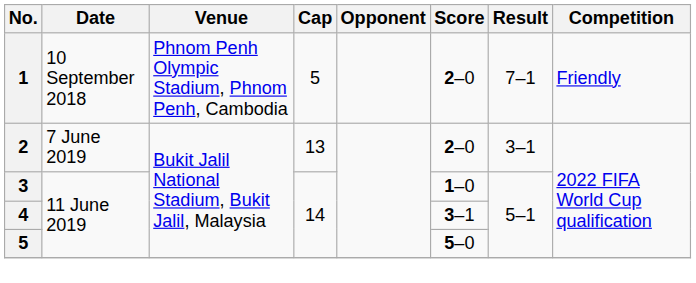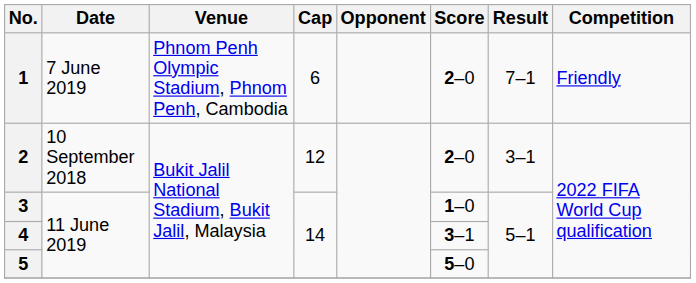(90, 78) 10 September 2018 -> (73, 78) 7 June 2019
(315, 78) 5 -> (315, 78) 6
(73, 147) 7 June 2019 -> (90, 157) 10 September 2018
(315, 147) 13 -> (315, 157) 12
